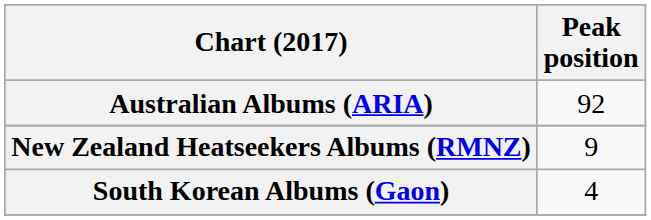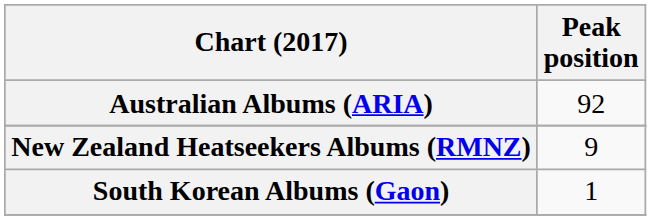(591, 191) 4 -> (591, 191) 1
